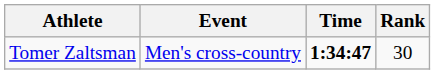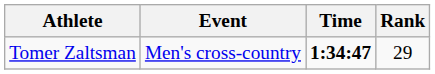(403, 52) 30 -> (403, 52) 29
